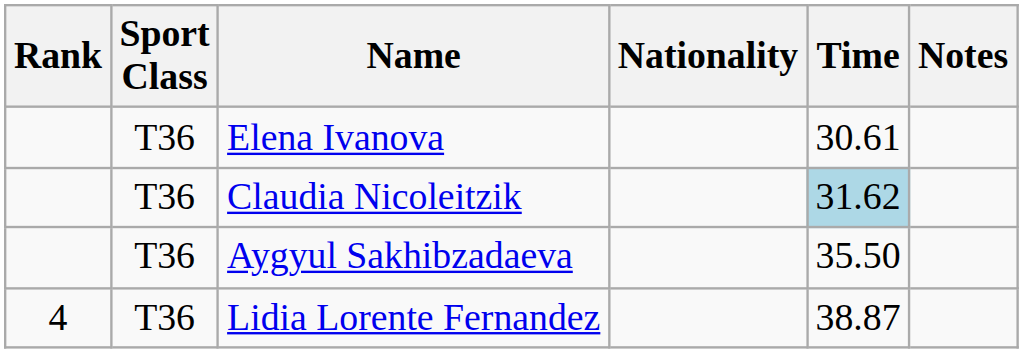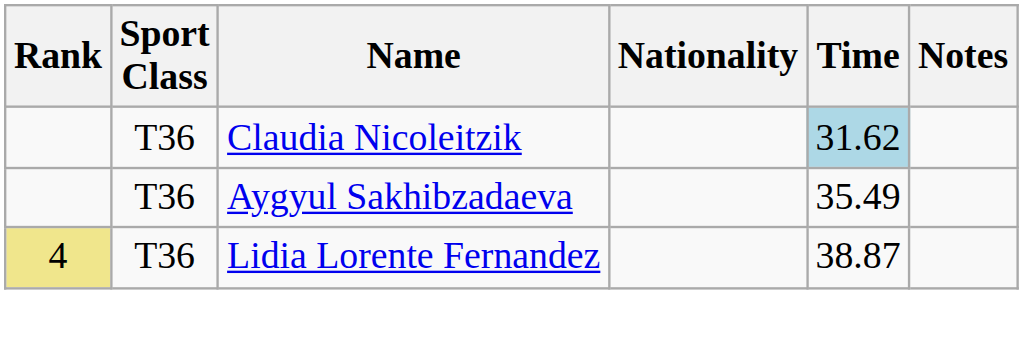- row: (336, 136)
(858, 256) 35.50 -> (858, 196) 35.49
(58, 316) no background -> (58, 256) khaki background
